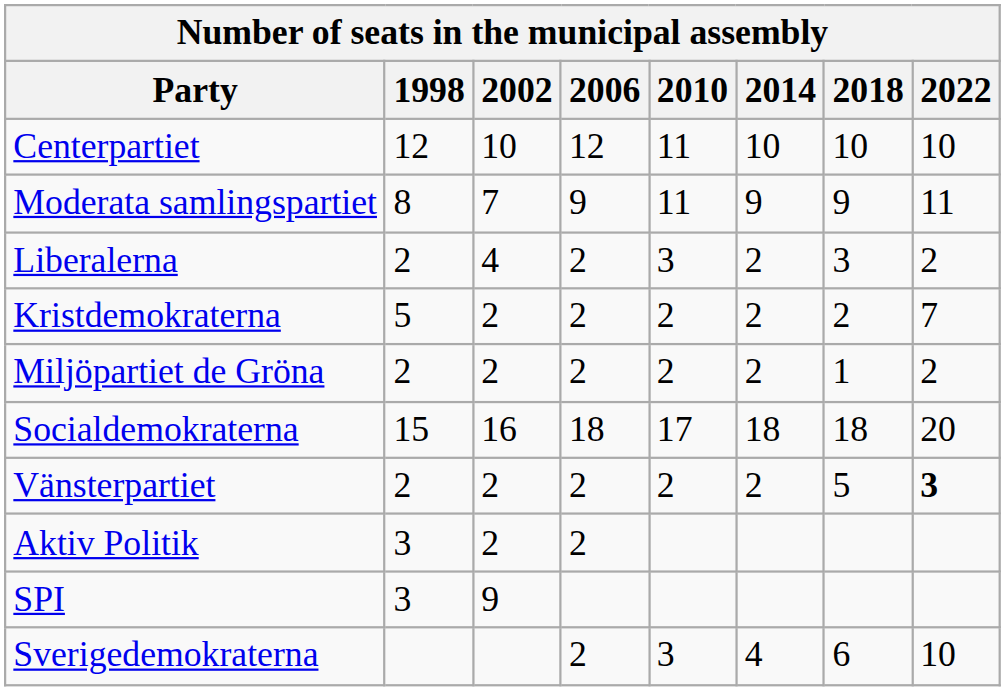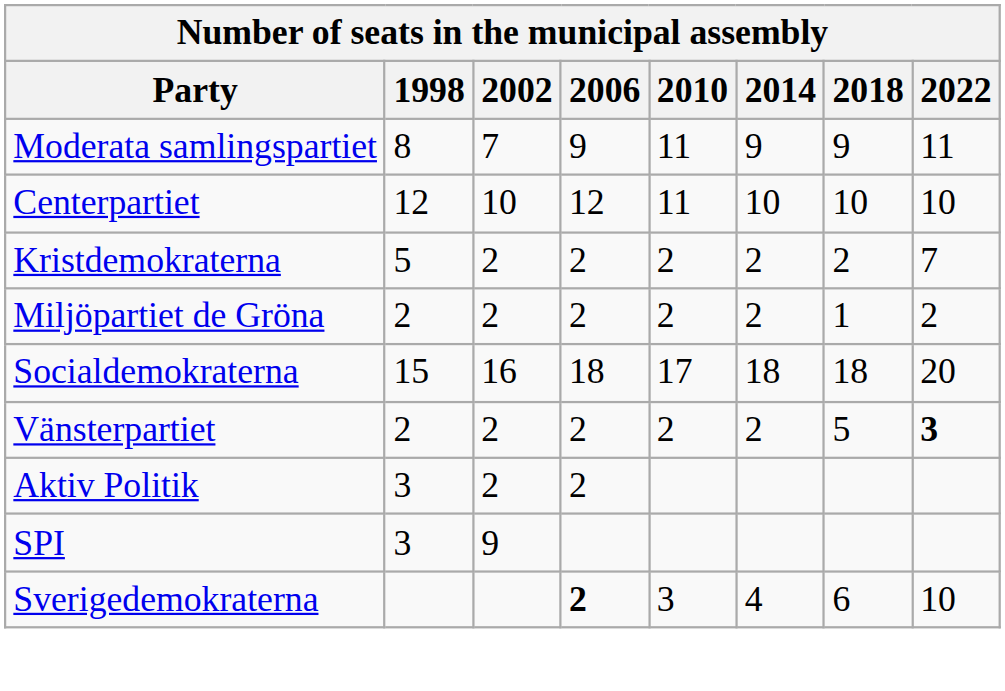rows swapped: (195, 202) <-> (106, 145)
- row: (96, 259)
(578, 655) normal -> (578, 598) bold
